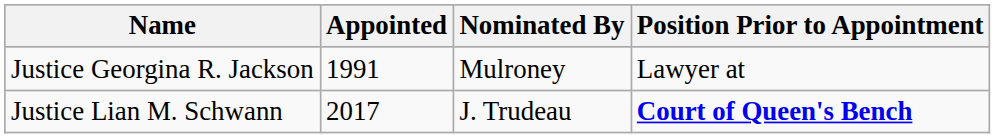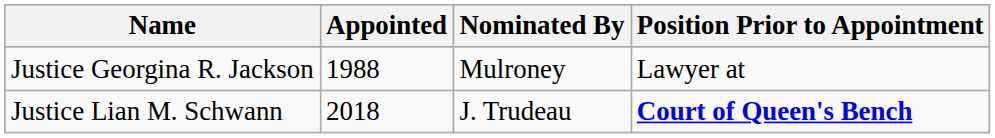(353, 68) 1991 -> (353, 68) 1988
(353, 111) 2017 -> (353, 111) 2018
